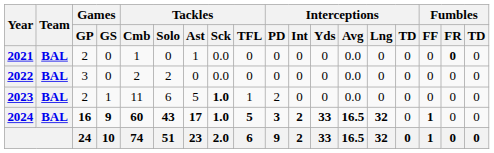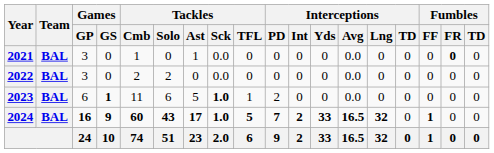(85, 55) 2 -> (85, 55) 3
(85, 96) 2 -> (85, 96) 6
(108, 96) normal -> (108, 96) bold
(277, 117) 3 -> (277, 117) 7
